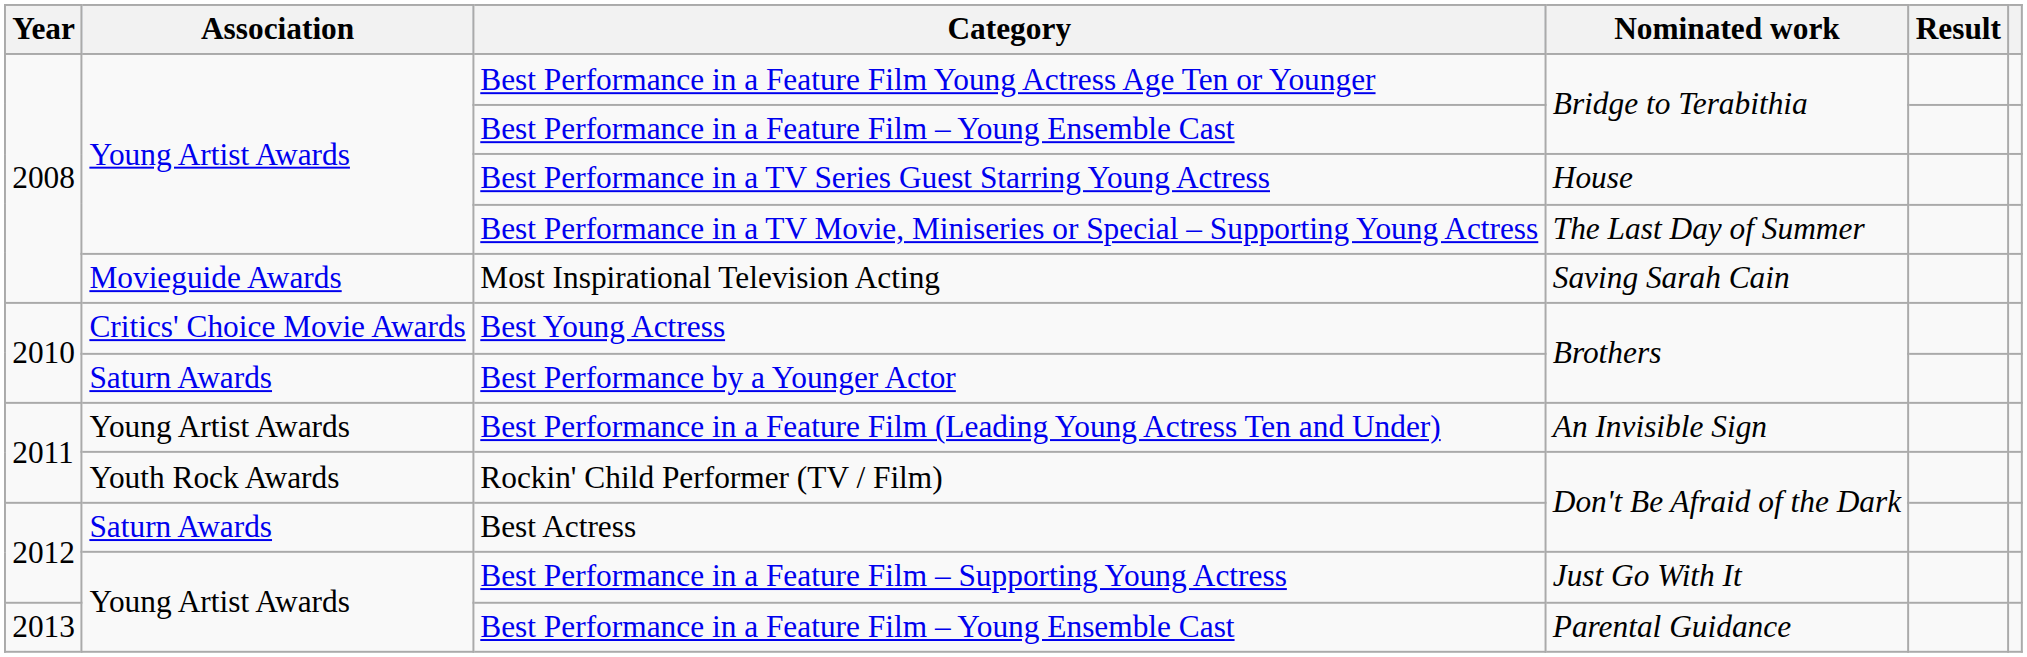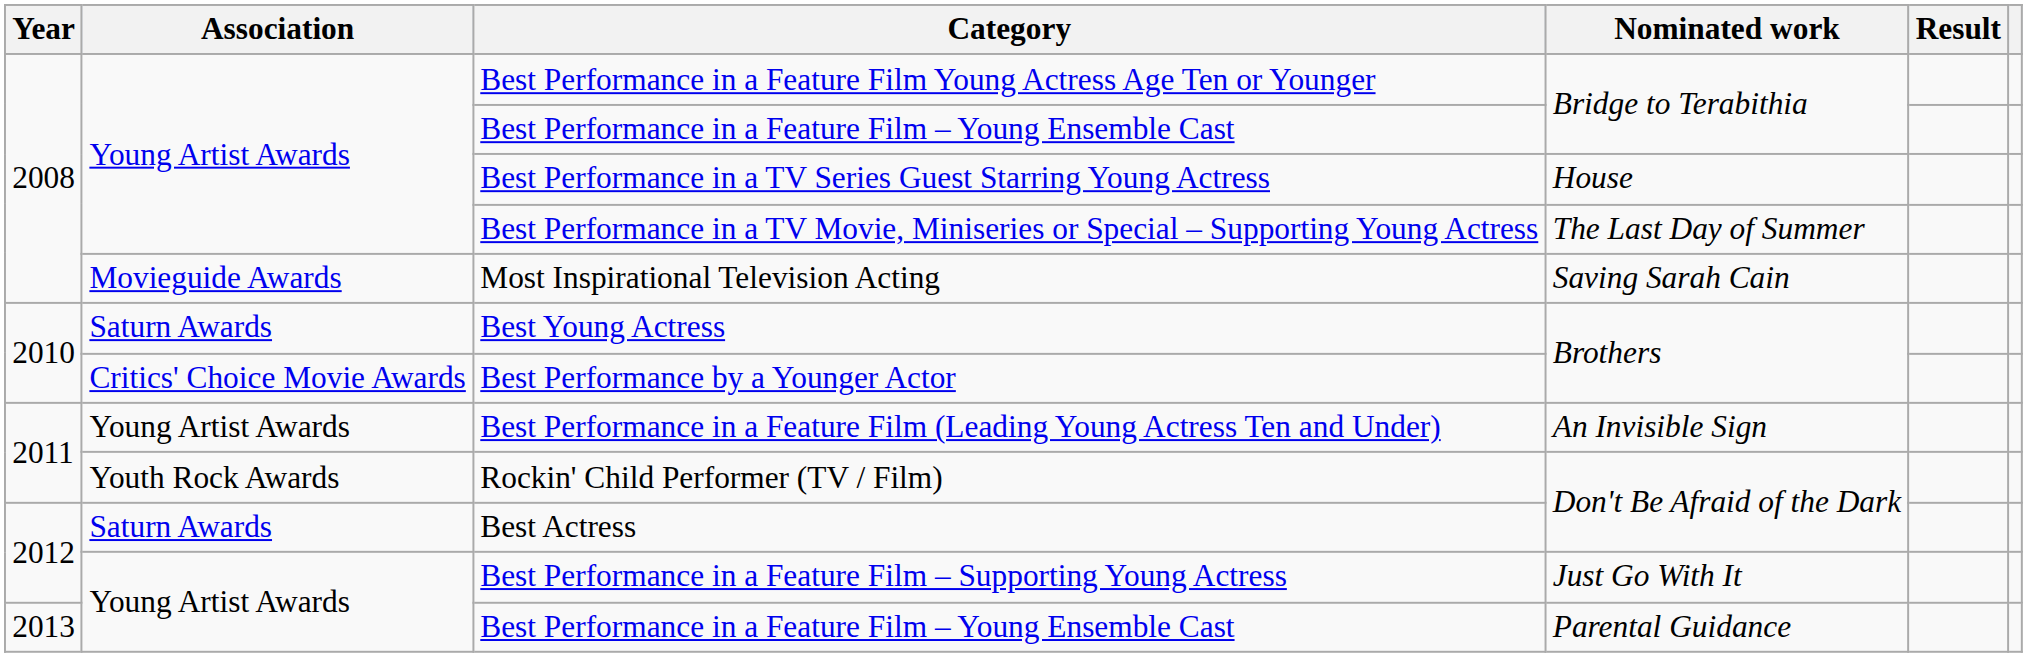(278, 327) Critics' Choice Movie Awards -> (181, 327) Saturn Awards
(181, 377) Saturn Awards -> (278, 377) Critics' Choice Movie Awards
